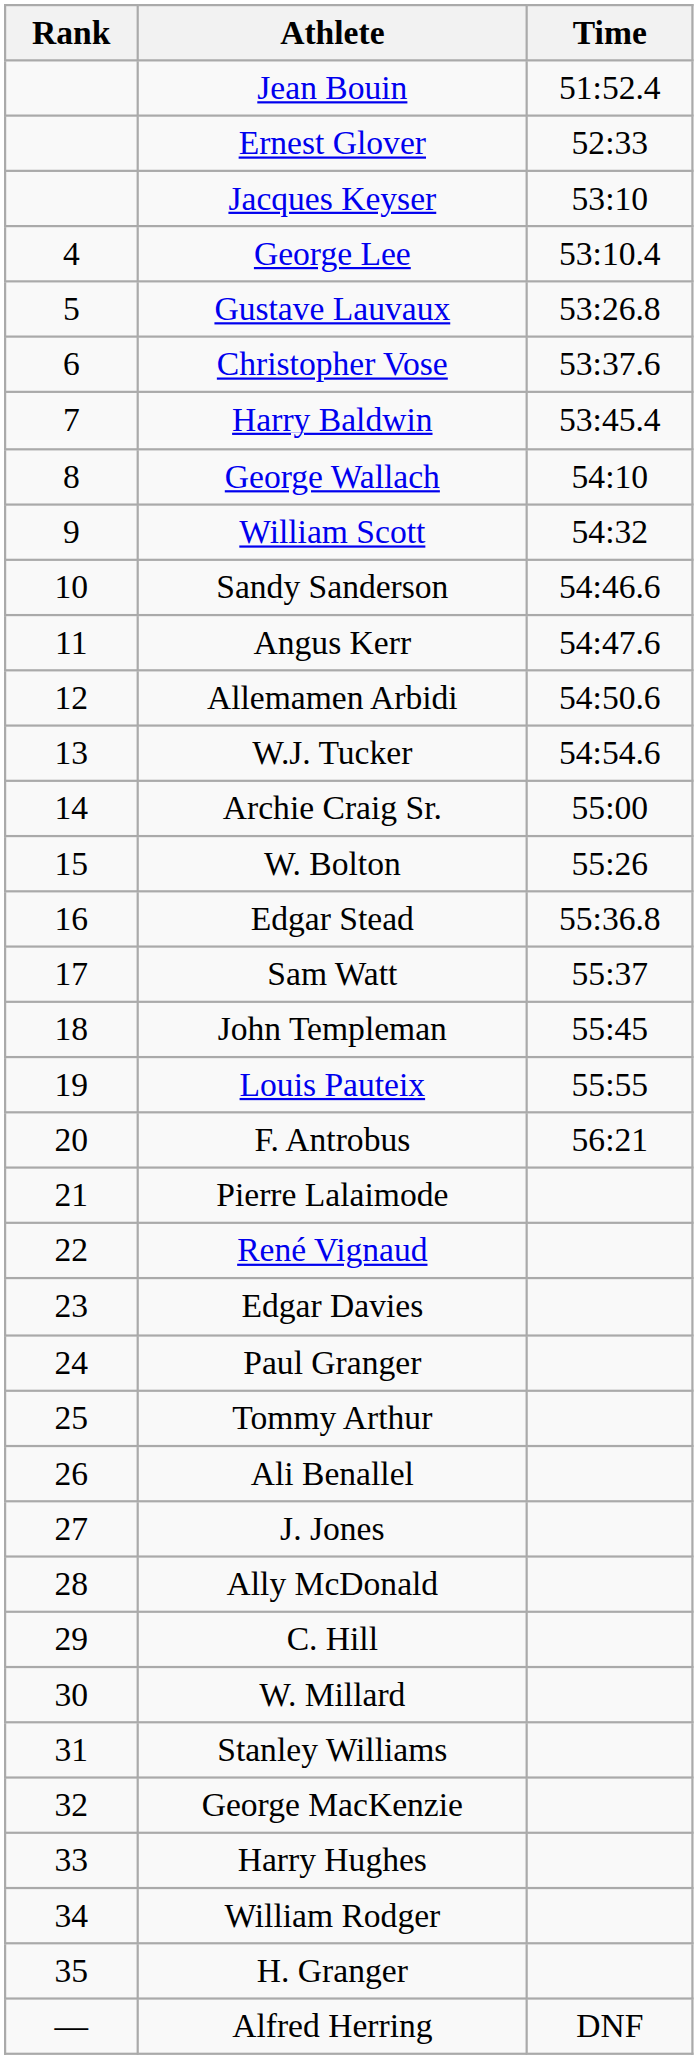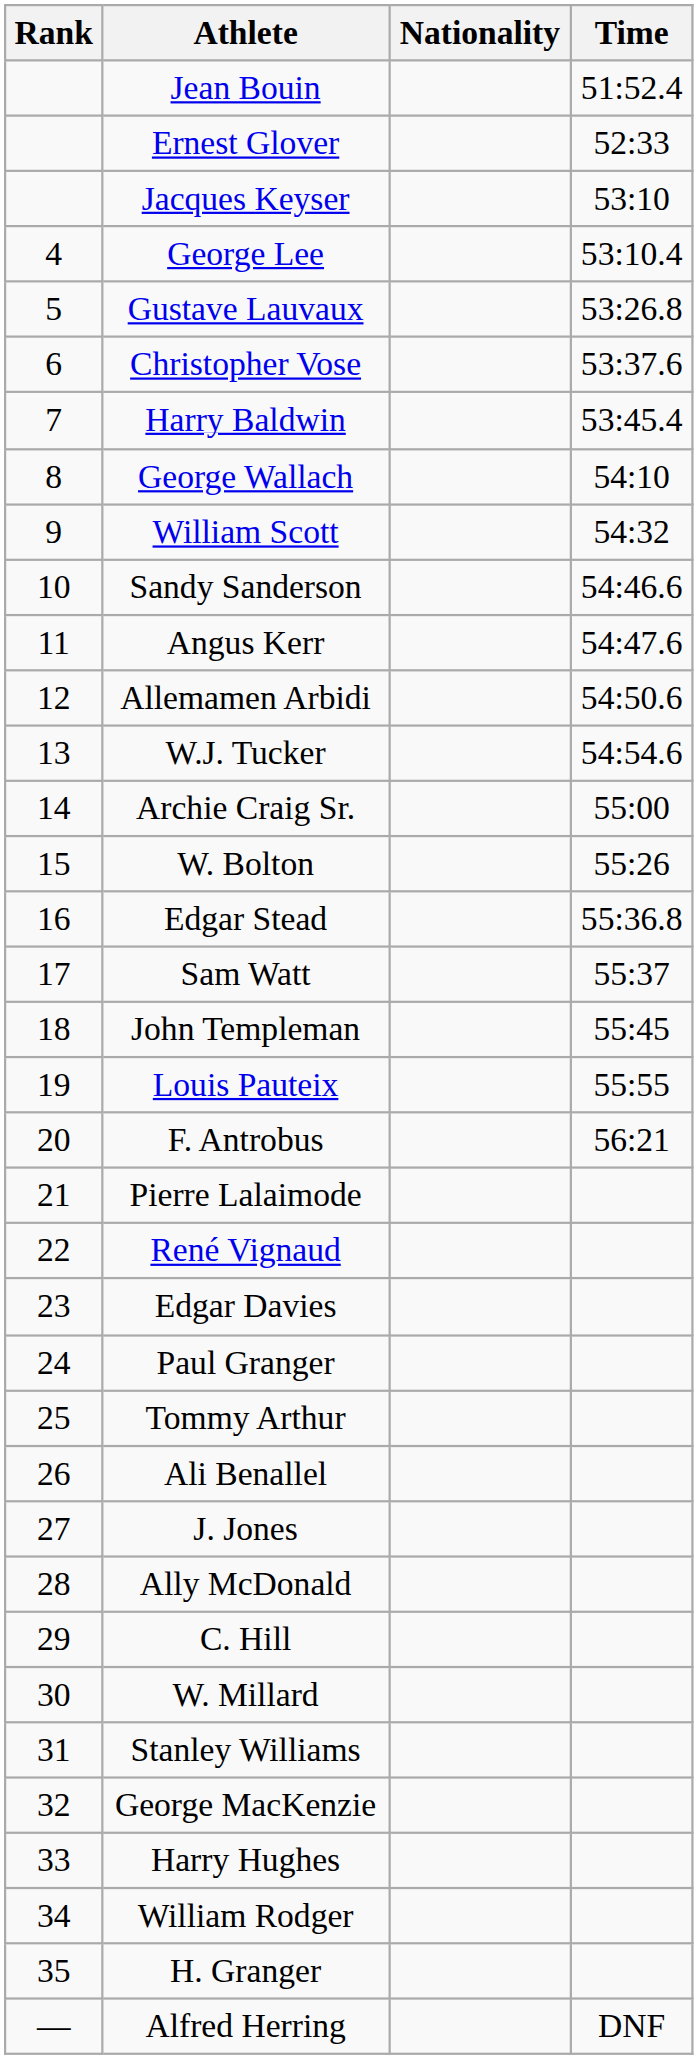+ column: (480, 32)
